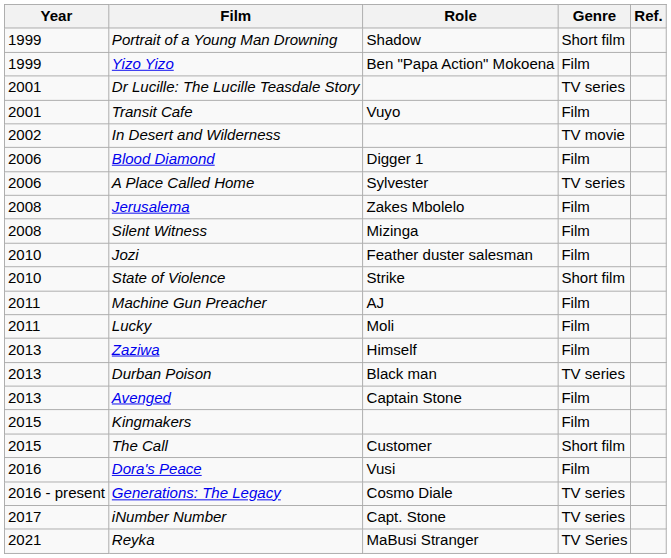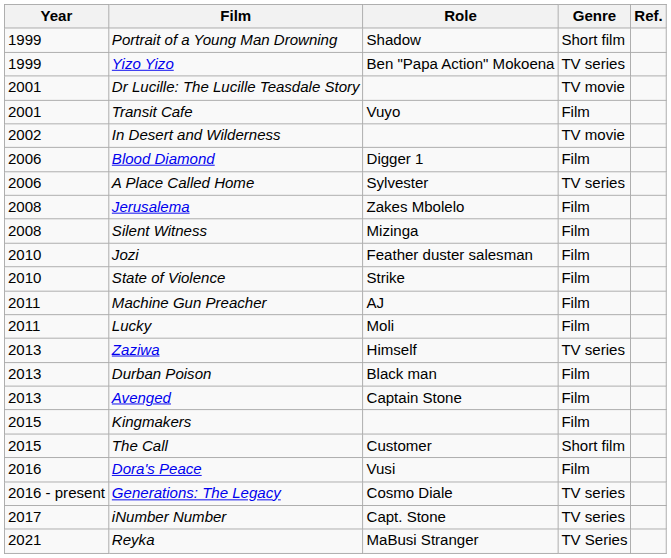(576, 64) Film -> (593, 64) TV series
(593, 87) TV series -> (593, 87) TV movie
(593, 278) Short film -> (576, 278) Film
(576, 350) Film -> (593, 350) TV series
(593, 374) TV series -> (576, 374) Film
